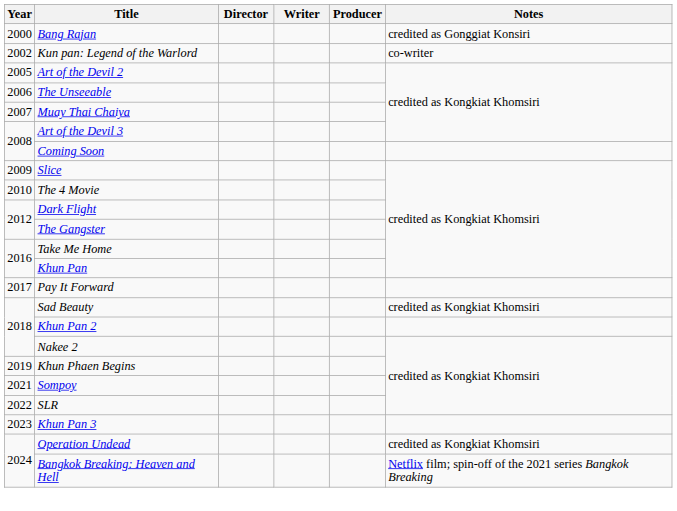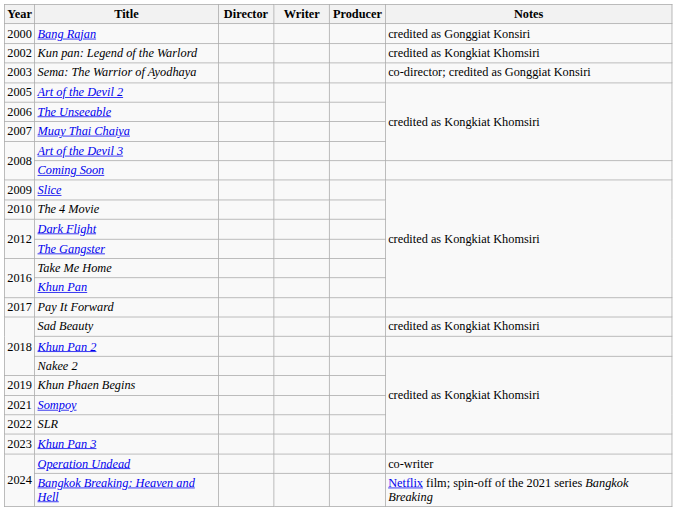(411, 53) co-writer -> (464, 53) credited as Kongkiat Khomsiri
+ row: (117, 72)
(464, 444) credited as Kongkiat Khomsiri -> (411, 463) co-writer
